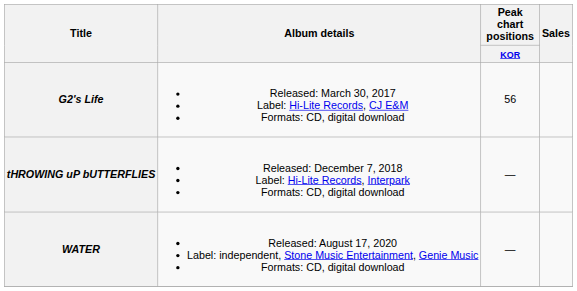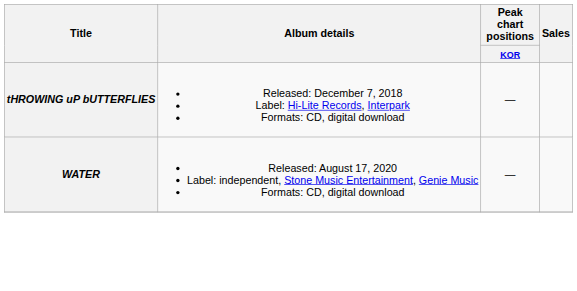- row: (81, 99)
